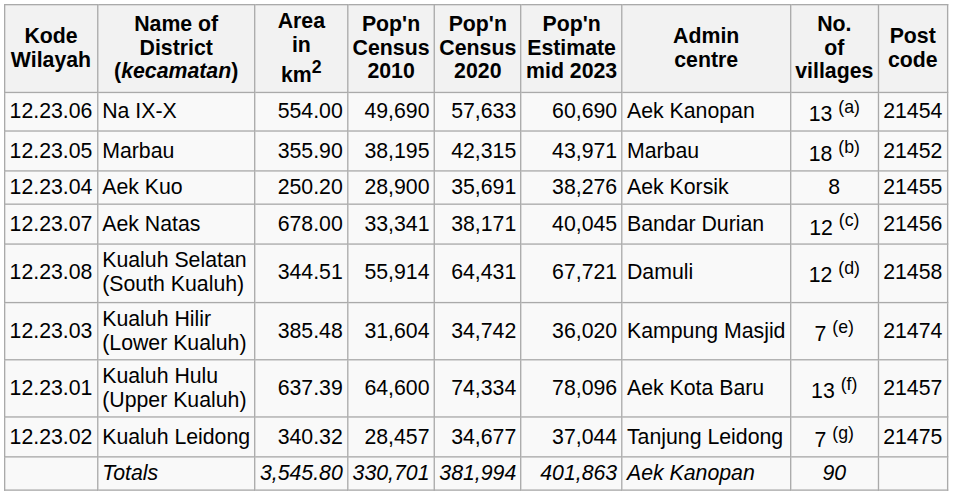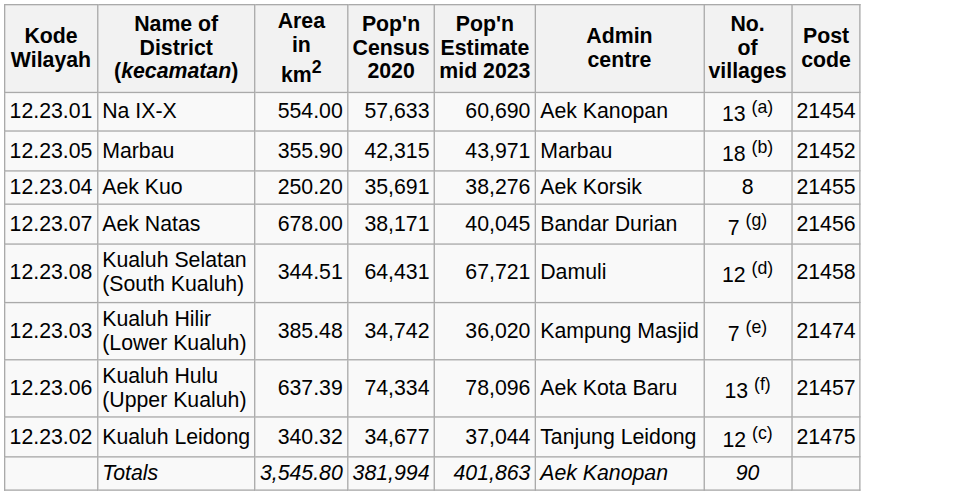- column: (391, 48)
(51, 111) 12.23.06 -> (51, 111) 12.23.01
(834, 224) 12 (c) -> (748, 224) 7 (g)
(51, 388) 12.23.01 -> (51, 388) 12.23.06
(834, 436) 7 (g) -> (748, 436) 12 (c)
